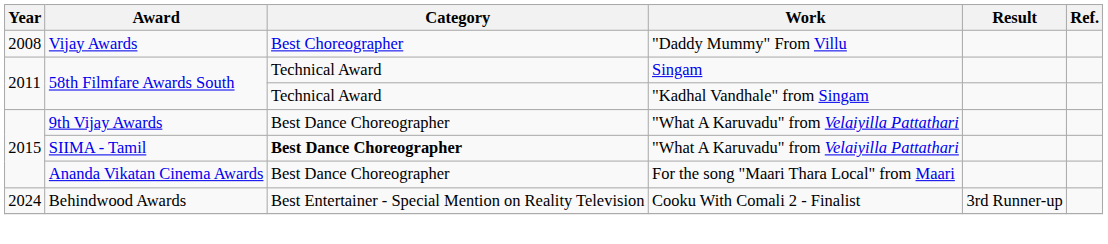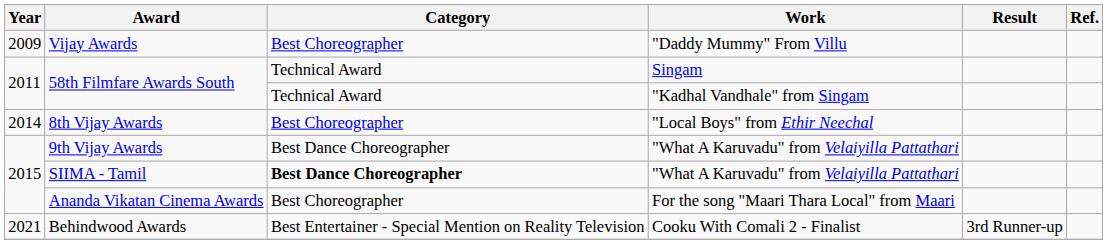(25, 43) 2008 -> (25, 43) 2009
+ row: (106, 122)
(360, 174) Best Dance Choreographer -> (337, 200) Best Choreographer
(25, 200) 2024 -> (25, 226) 2021
